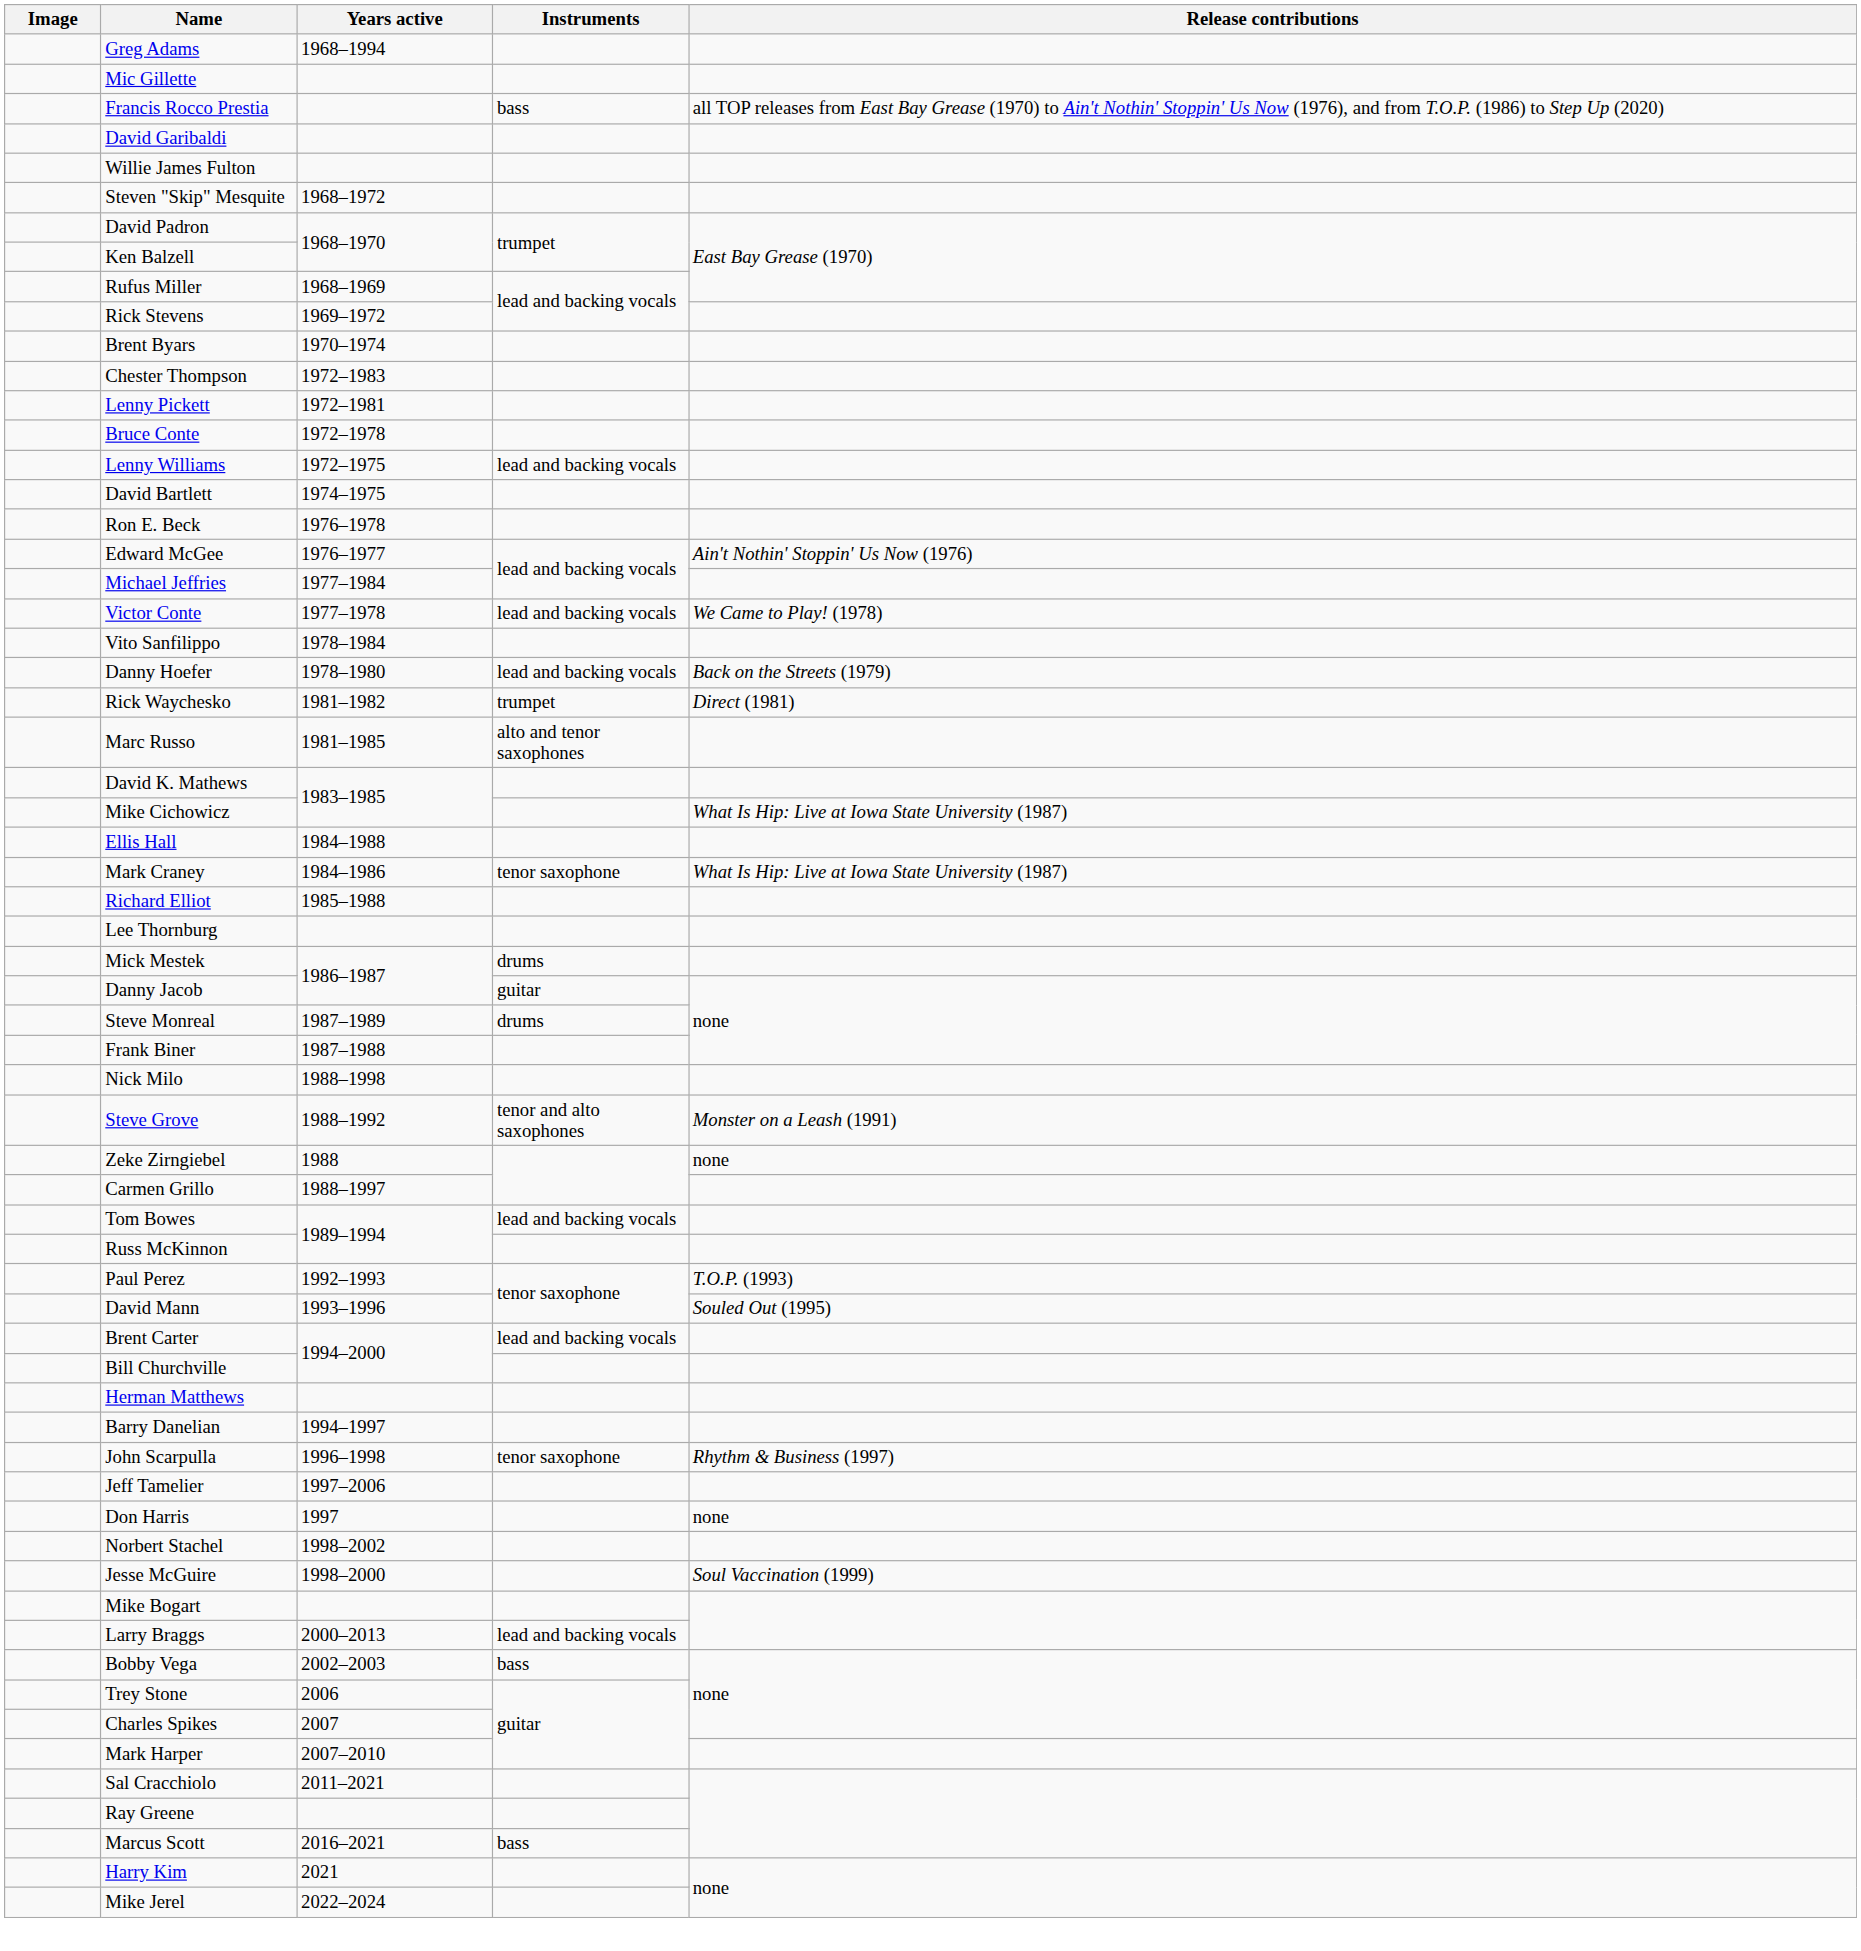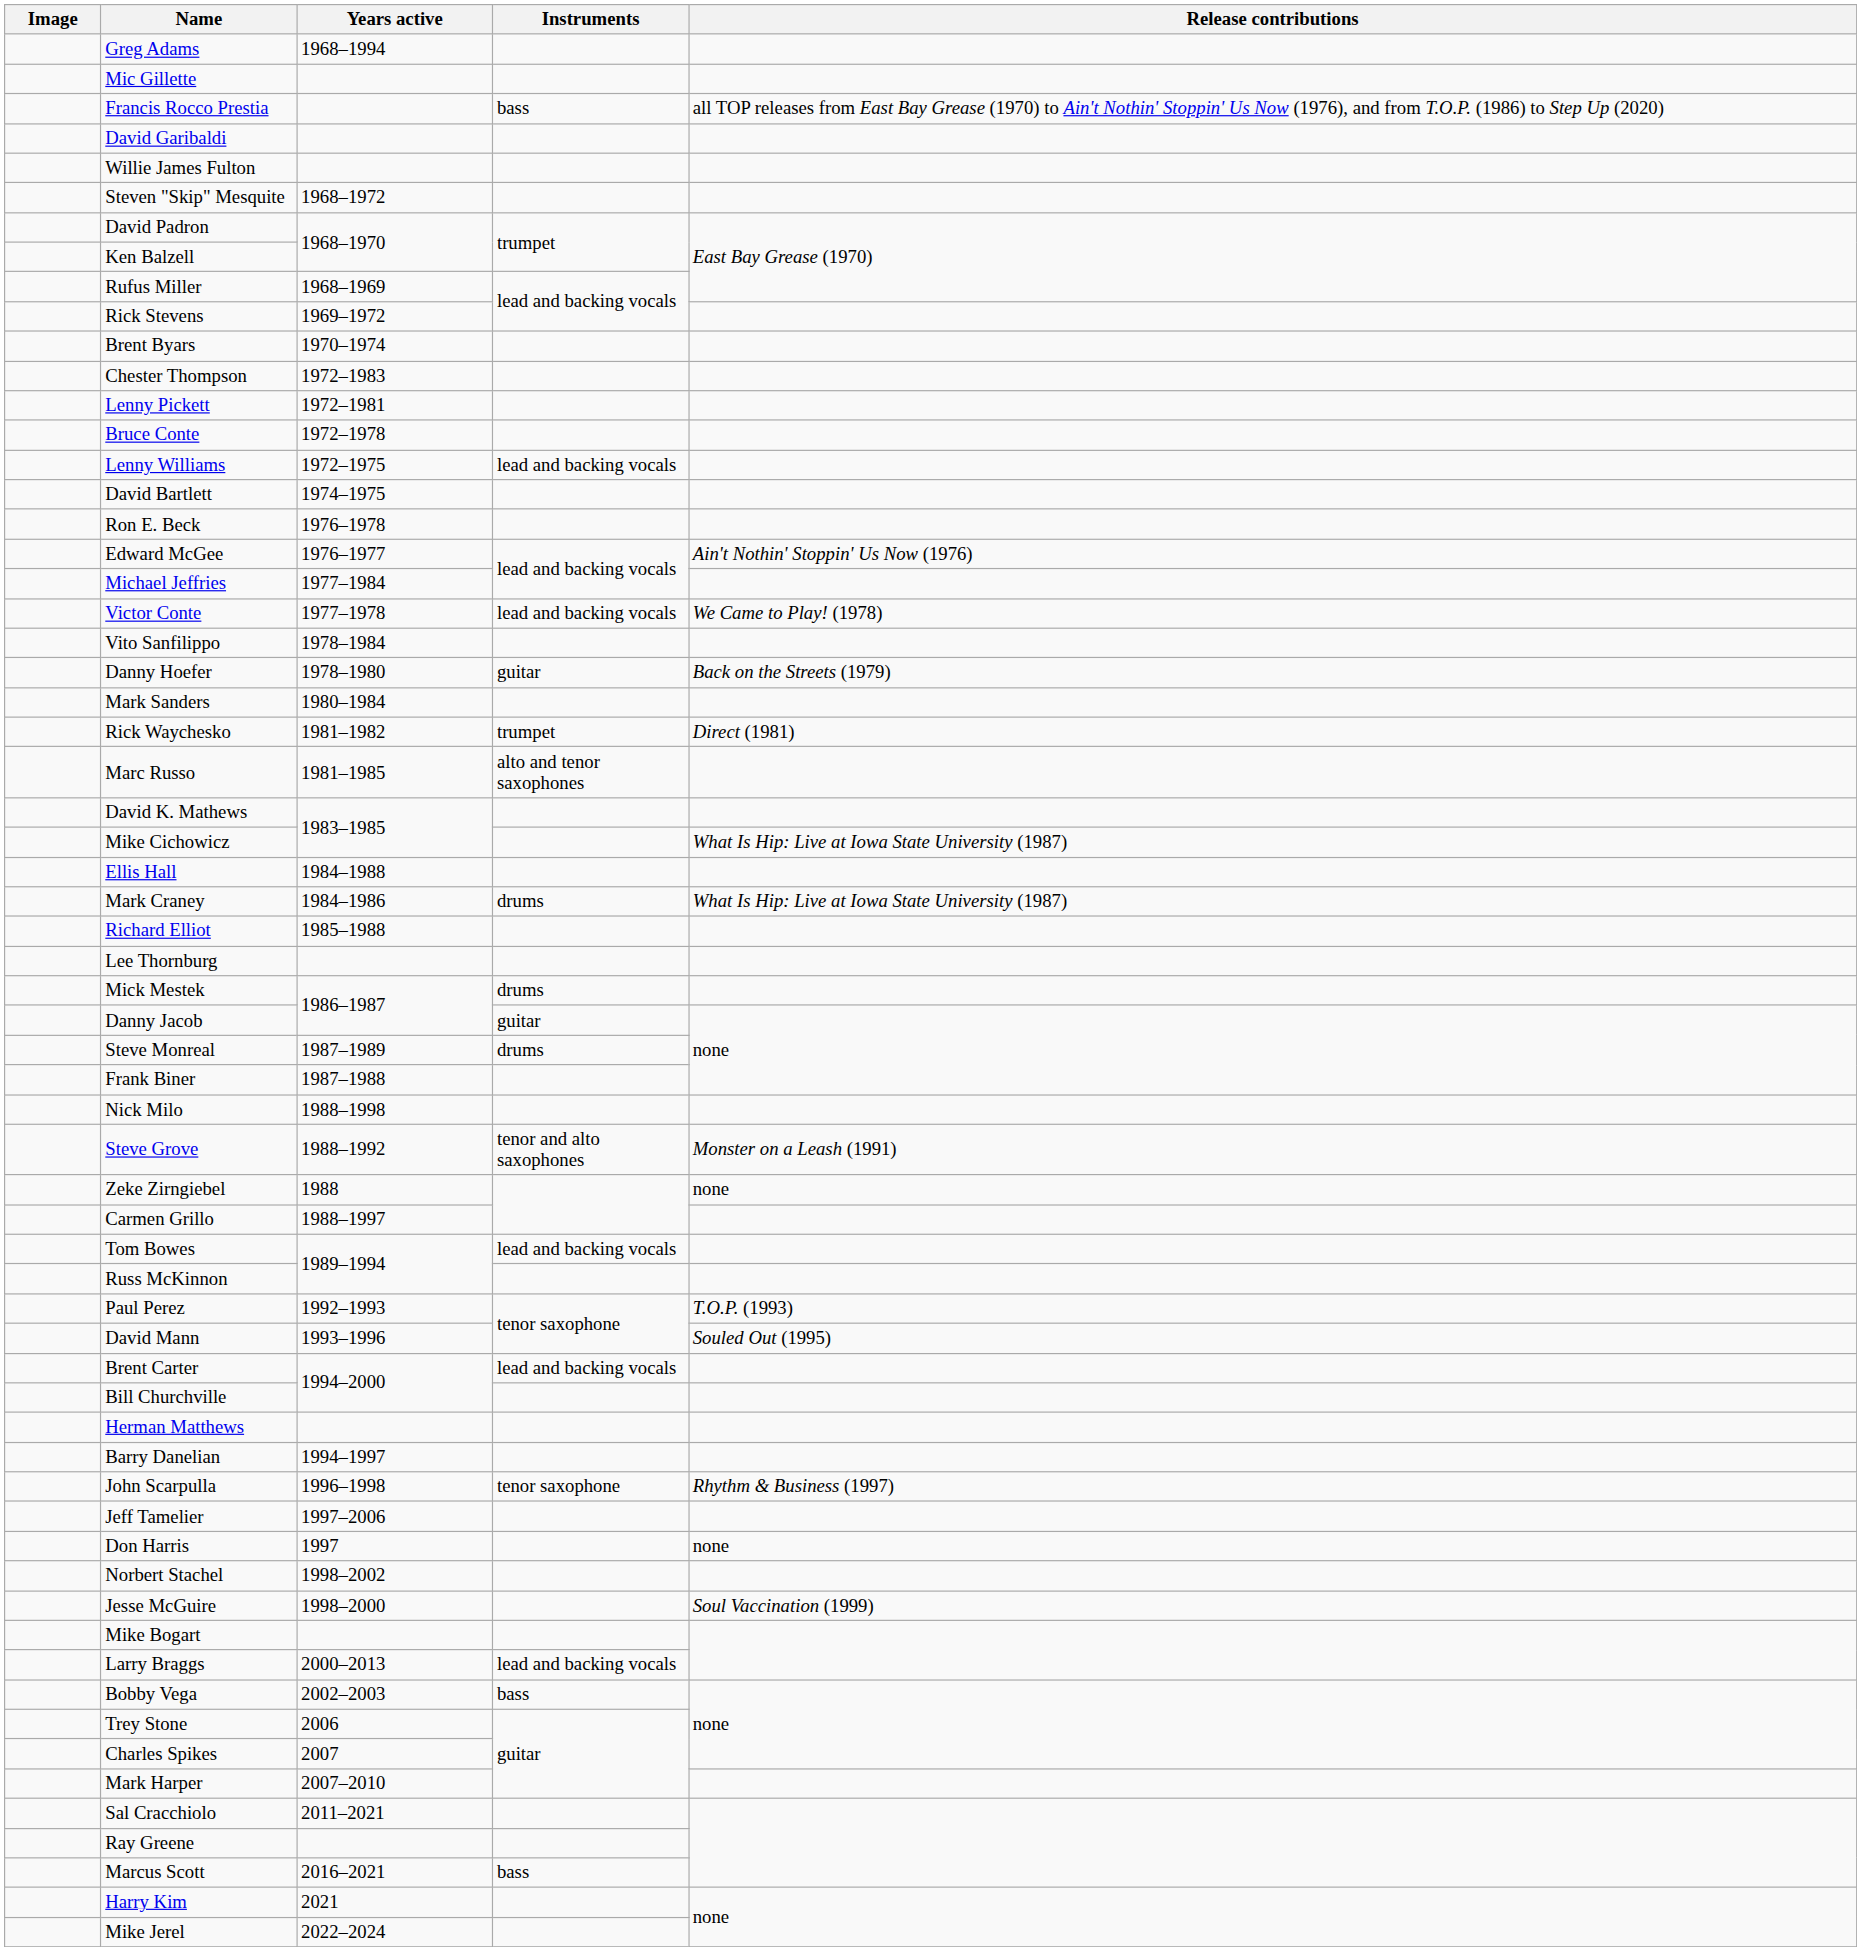(587, 672) lead and backing vocals -> (519, 672) guitar
+ row: (158, 702)
(559, 871) tenor saxophone -> (520, 901) drums
